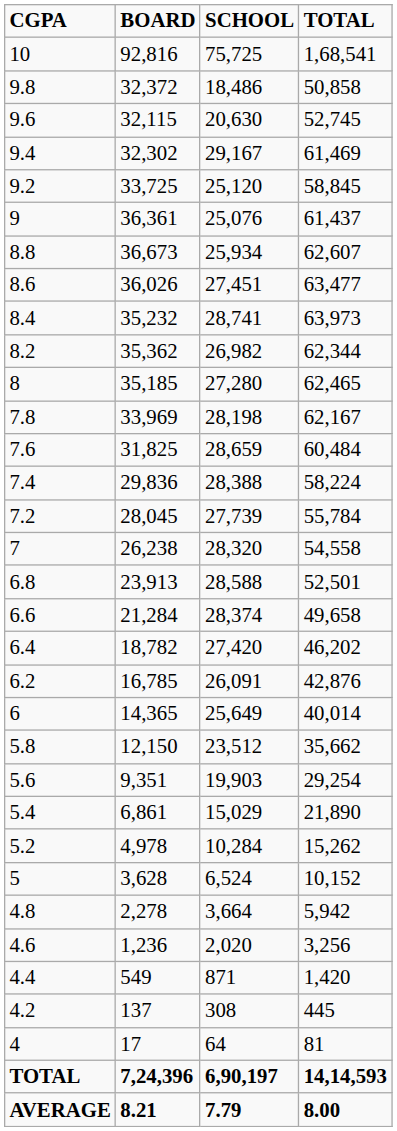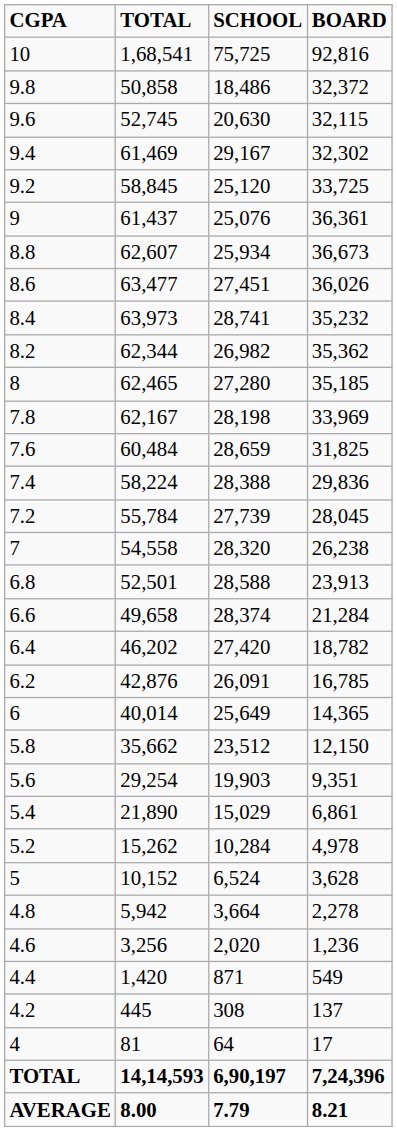columns swapped: (158, 20) <-> (339, 20)
